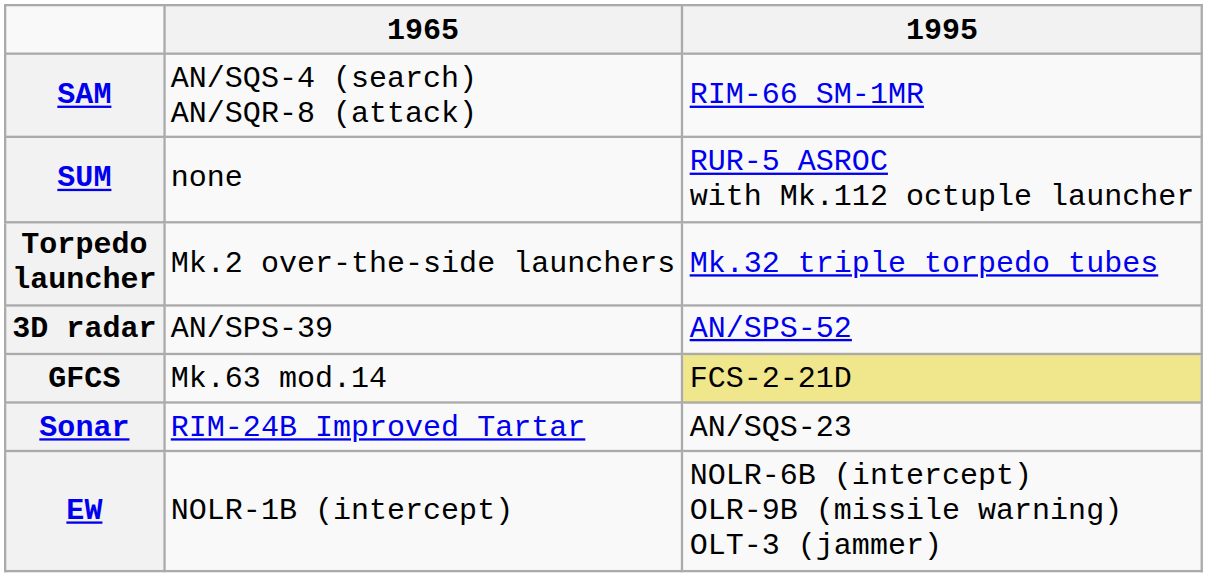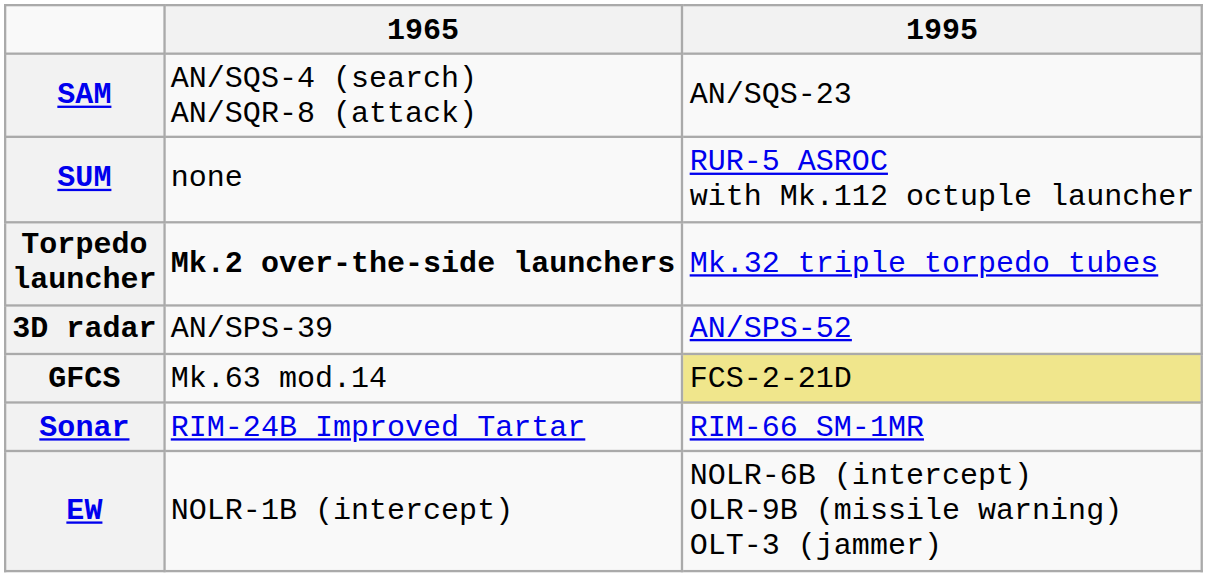(807, 96) RIM-66 SM-1MR -> (771, 96) AN/SQS-23
(423, 263) normal -> (423, 263) bold
(771, 427) AN/SQS-23 -> (807, 427) RIM-66 SM-1MR
